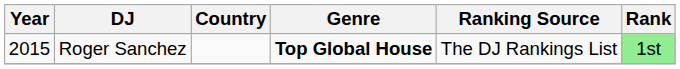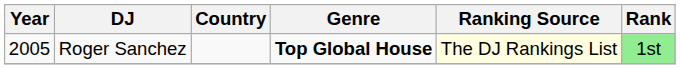(30, 48) 2015 -> (30, 48) 2005
(529, 48) no background -> (529, 48) lightyellow background
